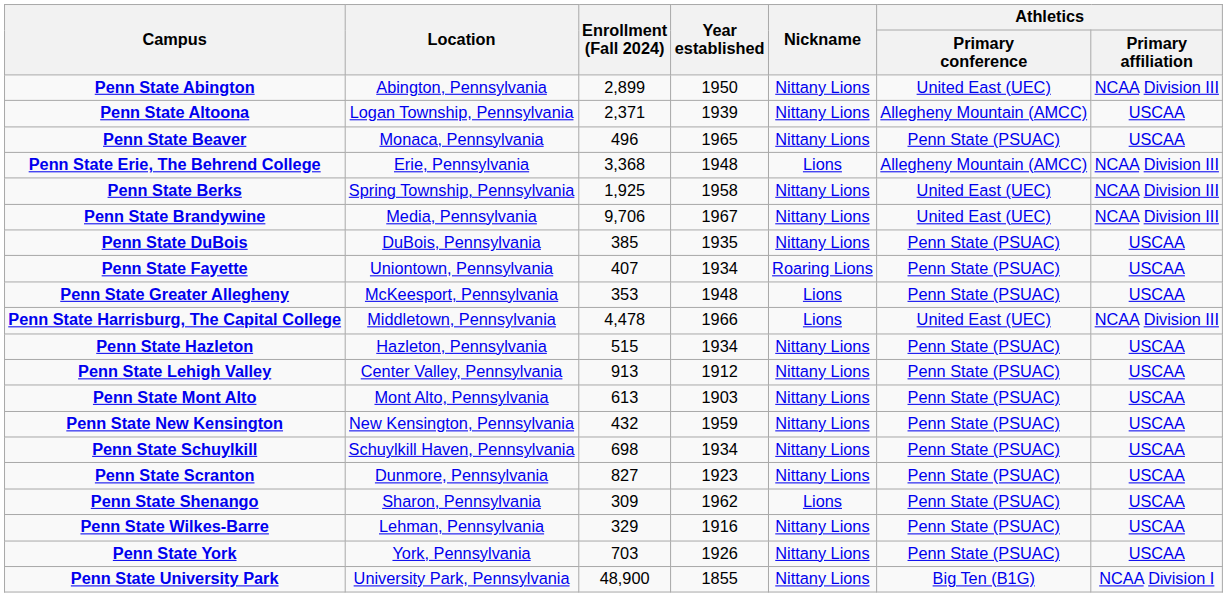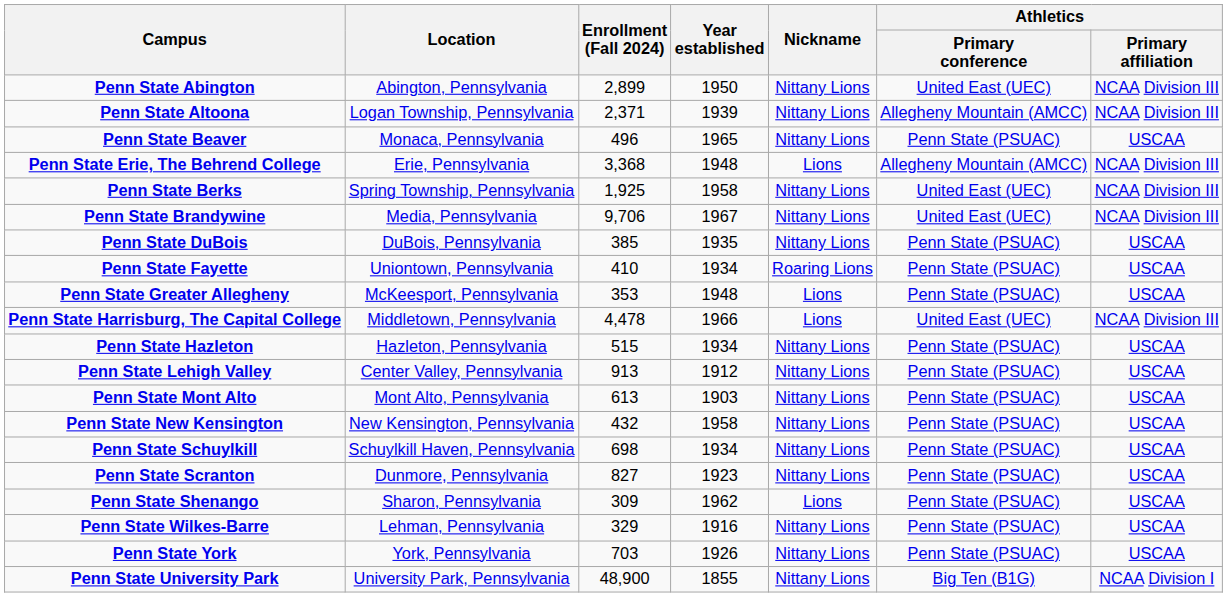(1157, 113) USCAA -> (1157, 113) NCAA Division III
(625, 268) 407 -> (625, 268) 410
(720, 424) 1959 -> (720, 424) 1958
